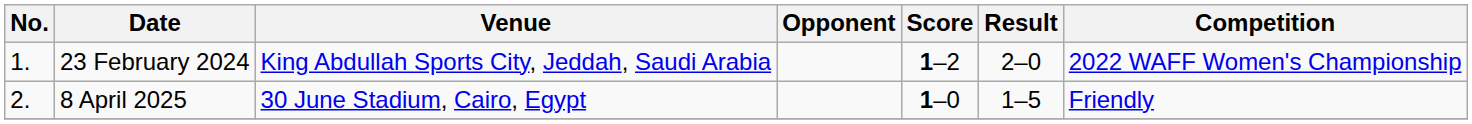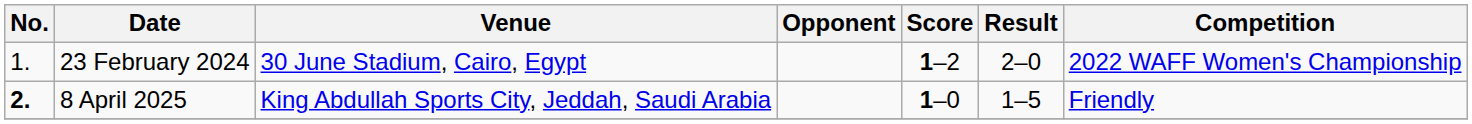(516, 61) King Abdullah Sports City, Jeddah, Saudi Arabia -> (423, 61) 30 June Stadium, Cairo, Egypt
(20, 99) normal -> (20, 99) bold
(423, 99) 30 June Stadium, Cairo, Egypt -> (516, 99) King Abdullah Sports City, Jeddah, Saudi Arabia
